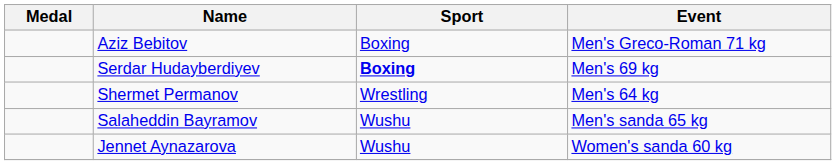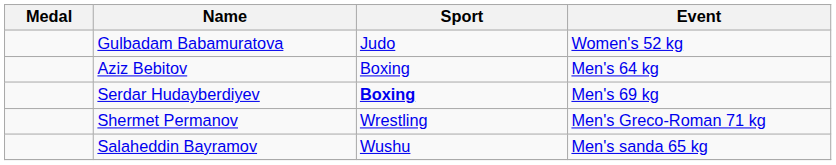+ row: (190, 43)
(669, 43) Men's Greco-Roman 71 kg -> (615, 69) Men's 64 kg
(615, 95) Men's 64 kg -> (669, 120) Men's Greco-Roman 71 kg
- row: (167, 146)
